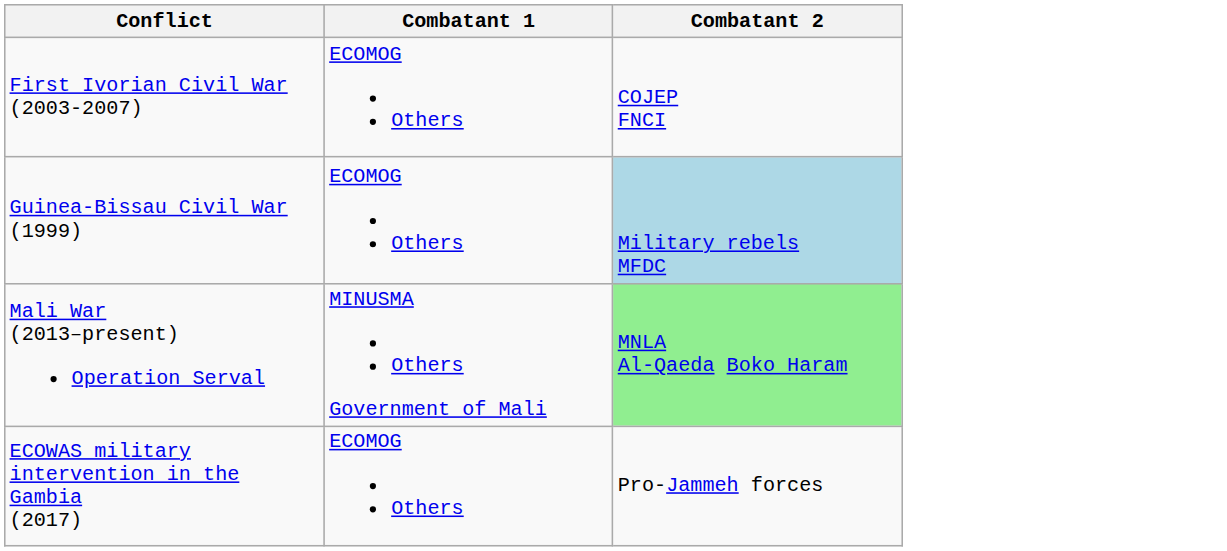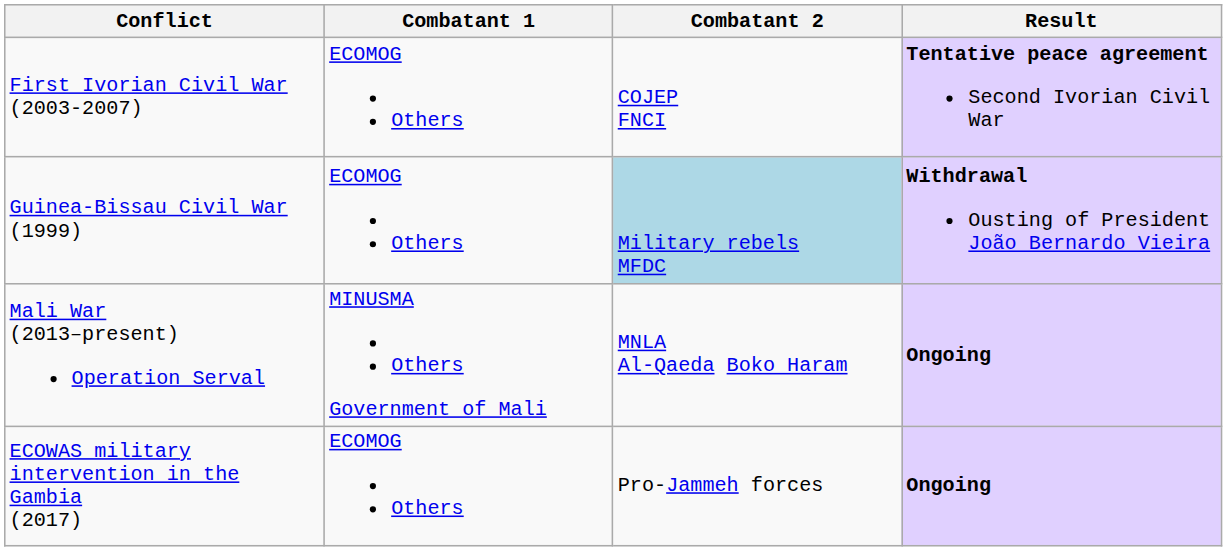+ column: (1061, 21)
(733, 355) lightgreen background -> (733, 355) no background
